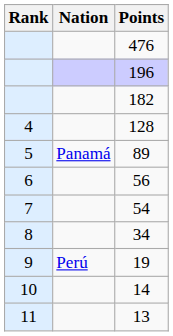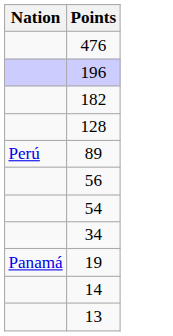- column: (28, 18)
(83, 153) Panamá -> (24, 153) Perú
(72, 262) Perú -> (36, 262) Panamá
